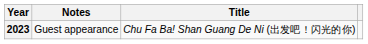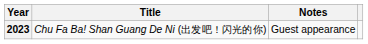columns swapped: (239, 12) <-> (76, 12)
